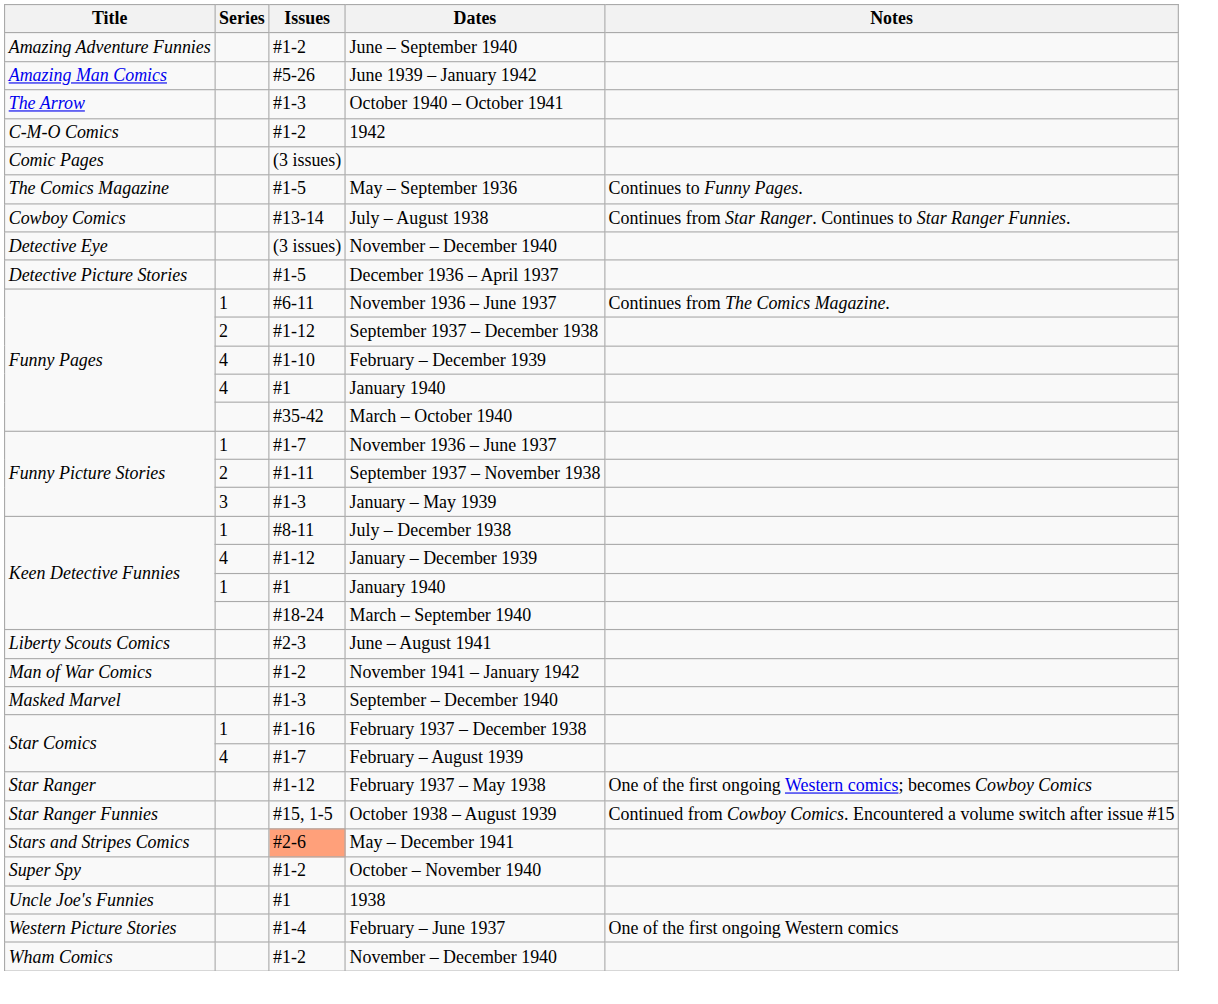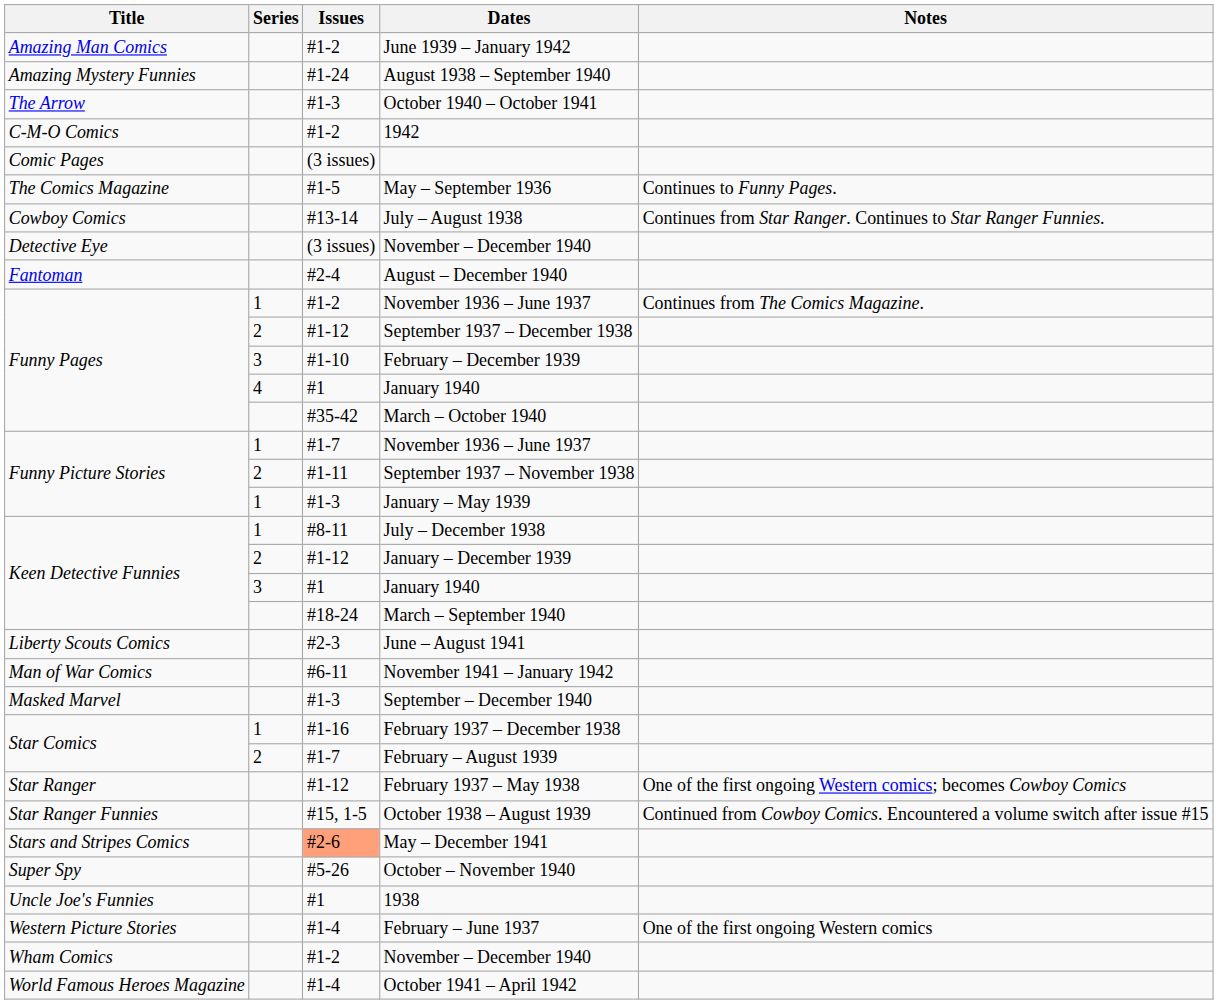- row: (110, 47)
(294, 75) #5-26 -> (324, 47) #1-2
+ row: (102, 75)
- row: (98, 274)
+ row: (46, 274)
(294, 302) #6-11 -> (324, 302) #1-2
(224, 359) 4 -> (258, 359) 3
(224, 501) 3 -> (258, 501) 1
(224, 558) 4 -> (258, 558) 2
(224, 587) 1 -> (258, 587) 3
(289, 672) #1-2 -> (328, 672) #6-11
(224, 757) 4 -> (258, 757) 2
(289, 871) #1-2 -> (328, 871) #5-26
+ row: (127, 984)
